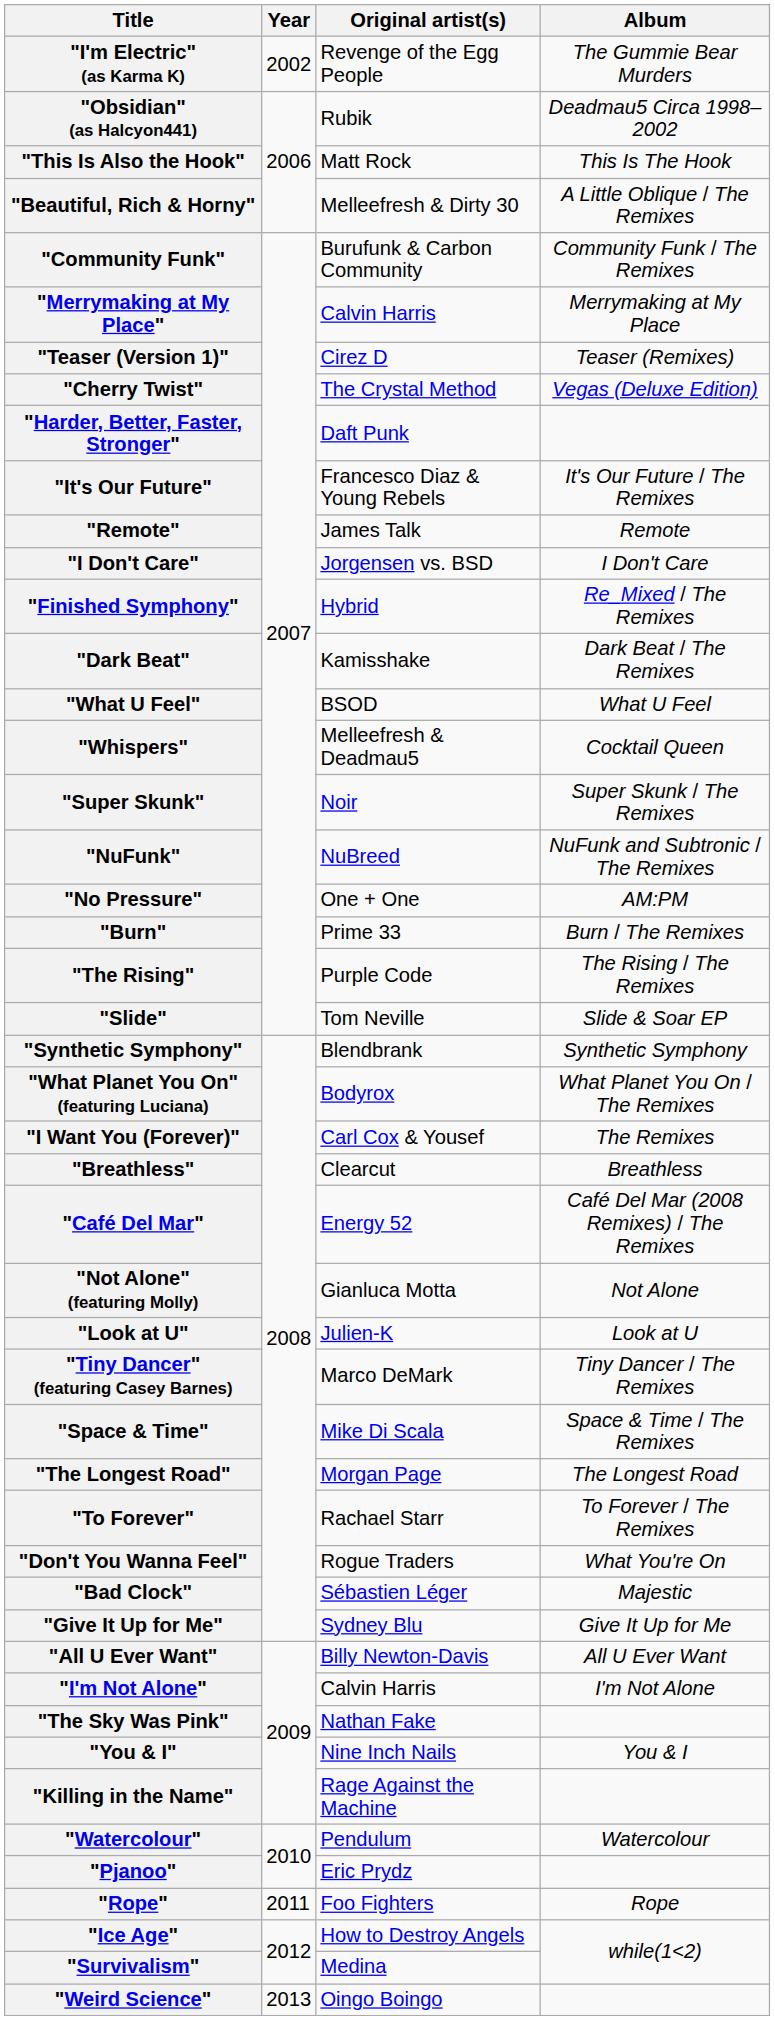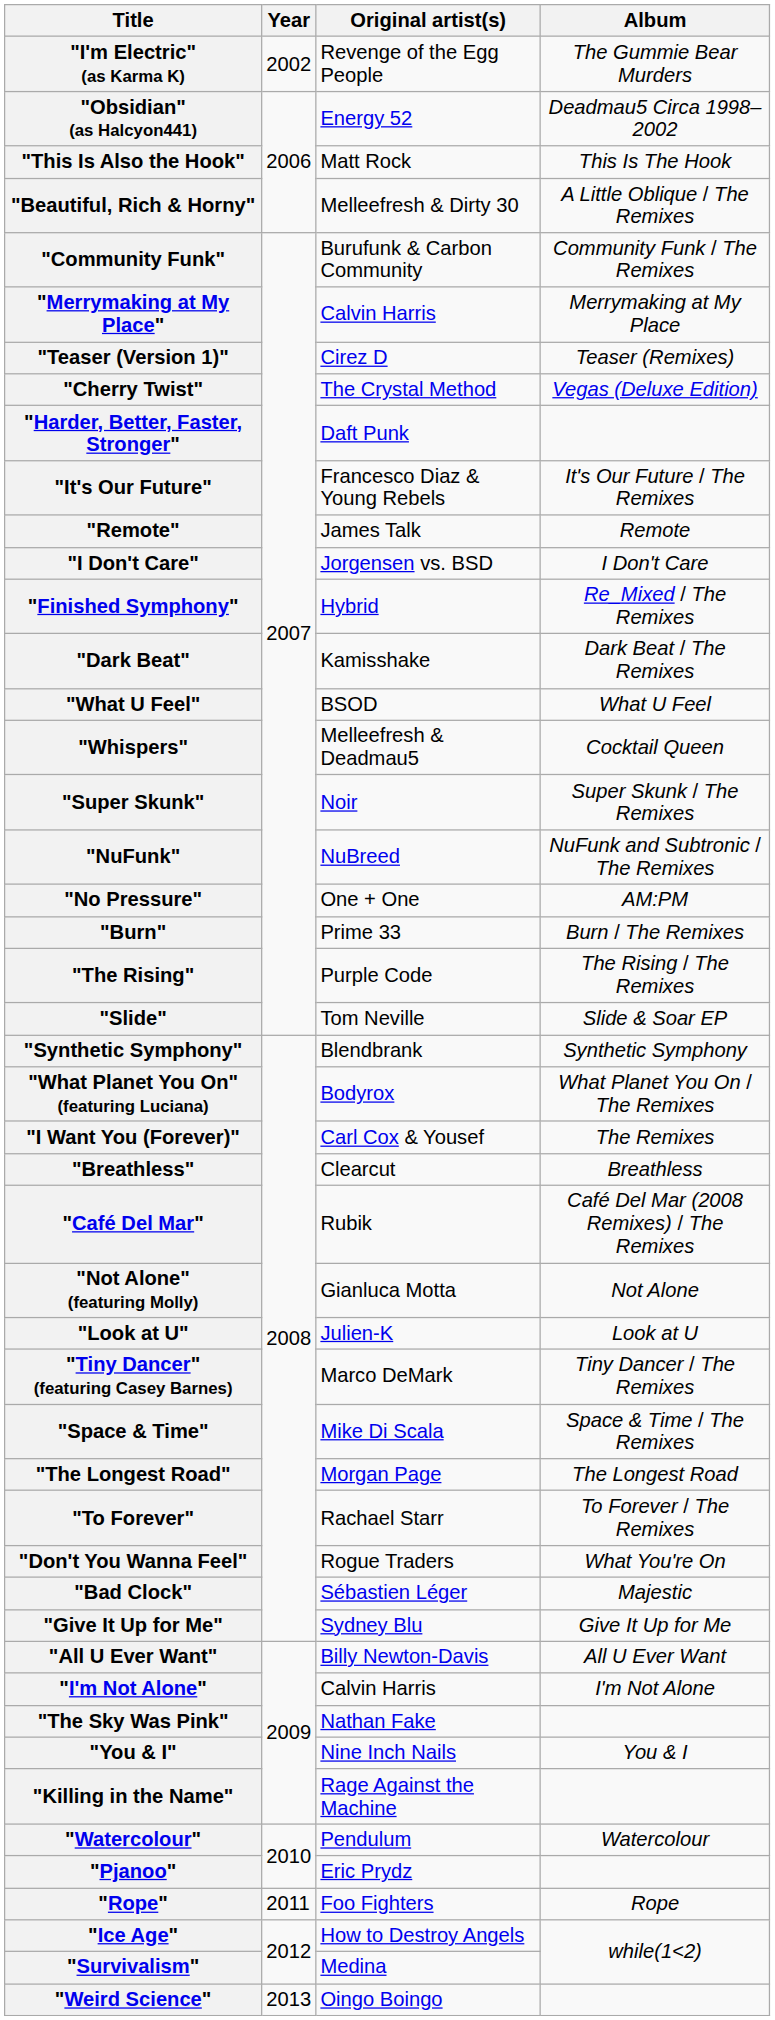(346, 118) Rubik -> (366, 118) Energy 52
(366, 1223) Energy 52 -> (346, 1223) Rubik
